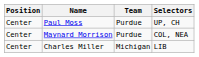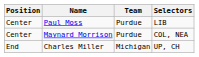(167, 22) UP, CH -> (160, 22) LIB
(19, 46) Center -> (12, 46) End
(160, 46) LIB -> (167, 46) UP, CH
